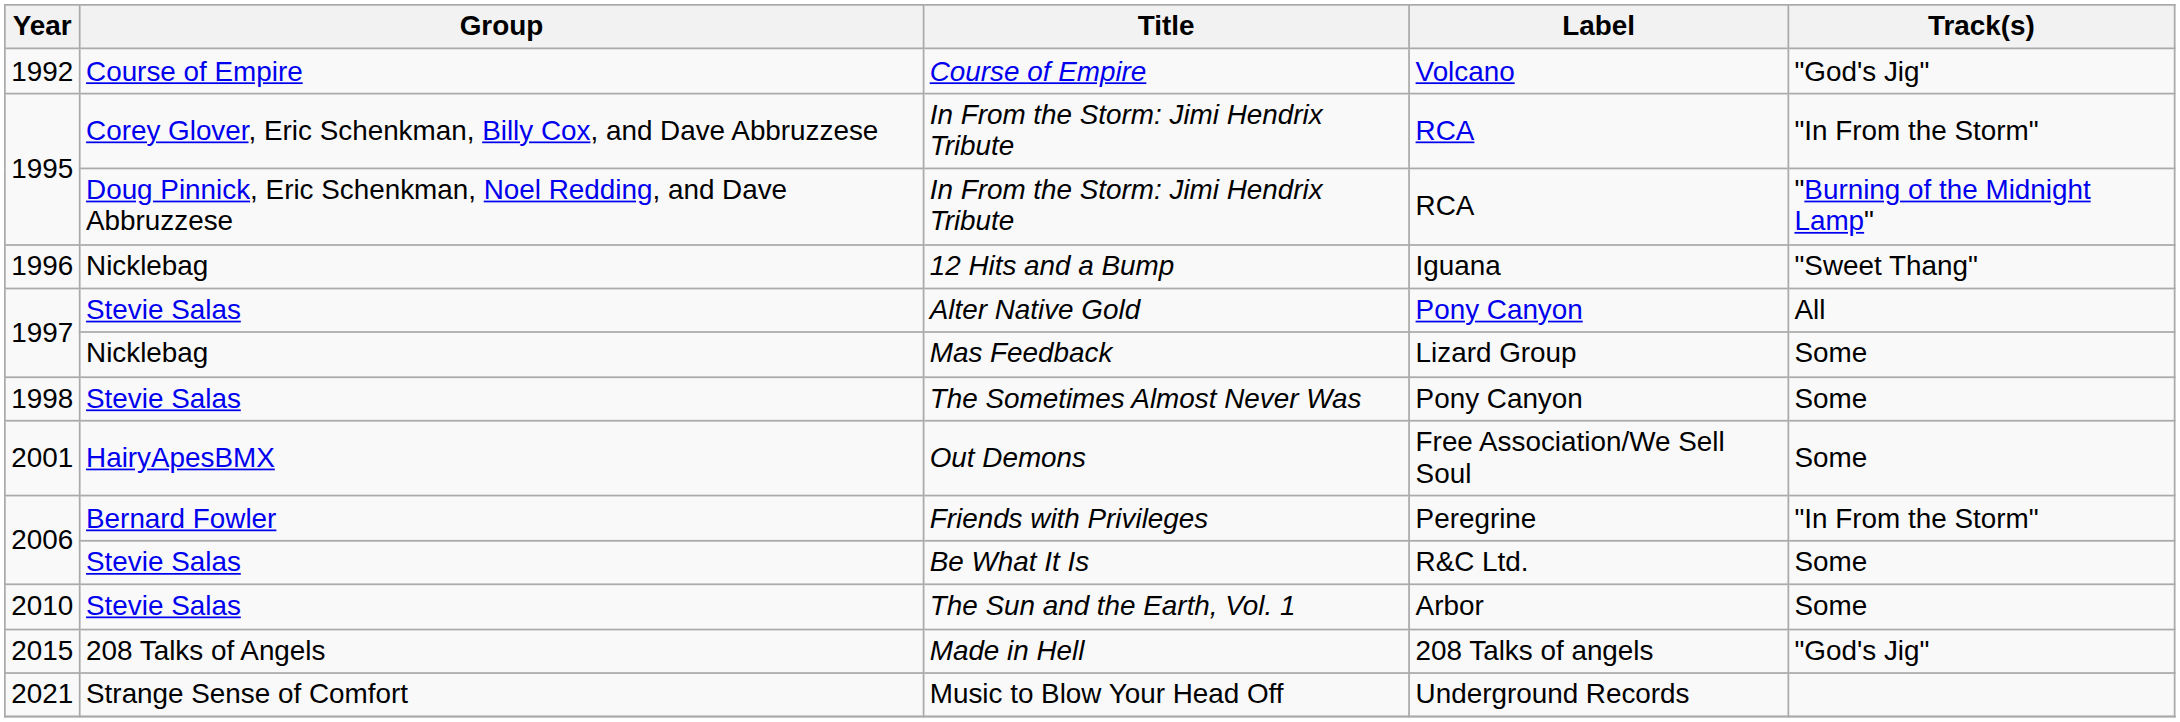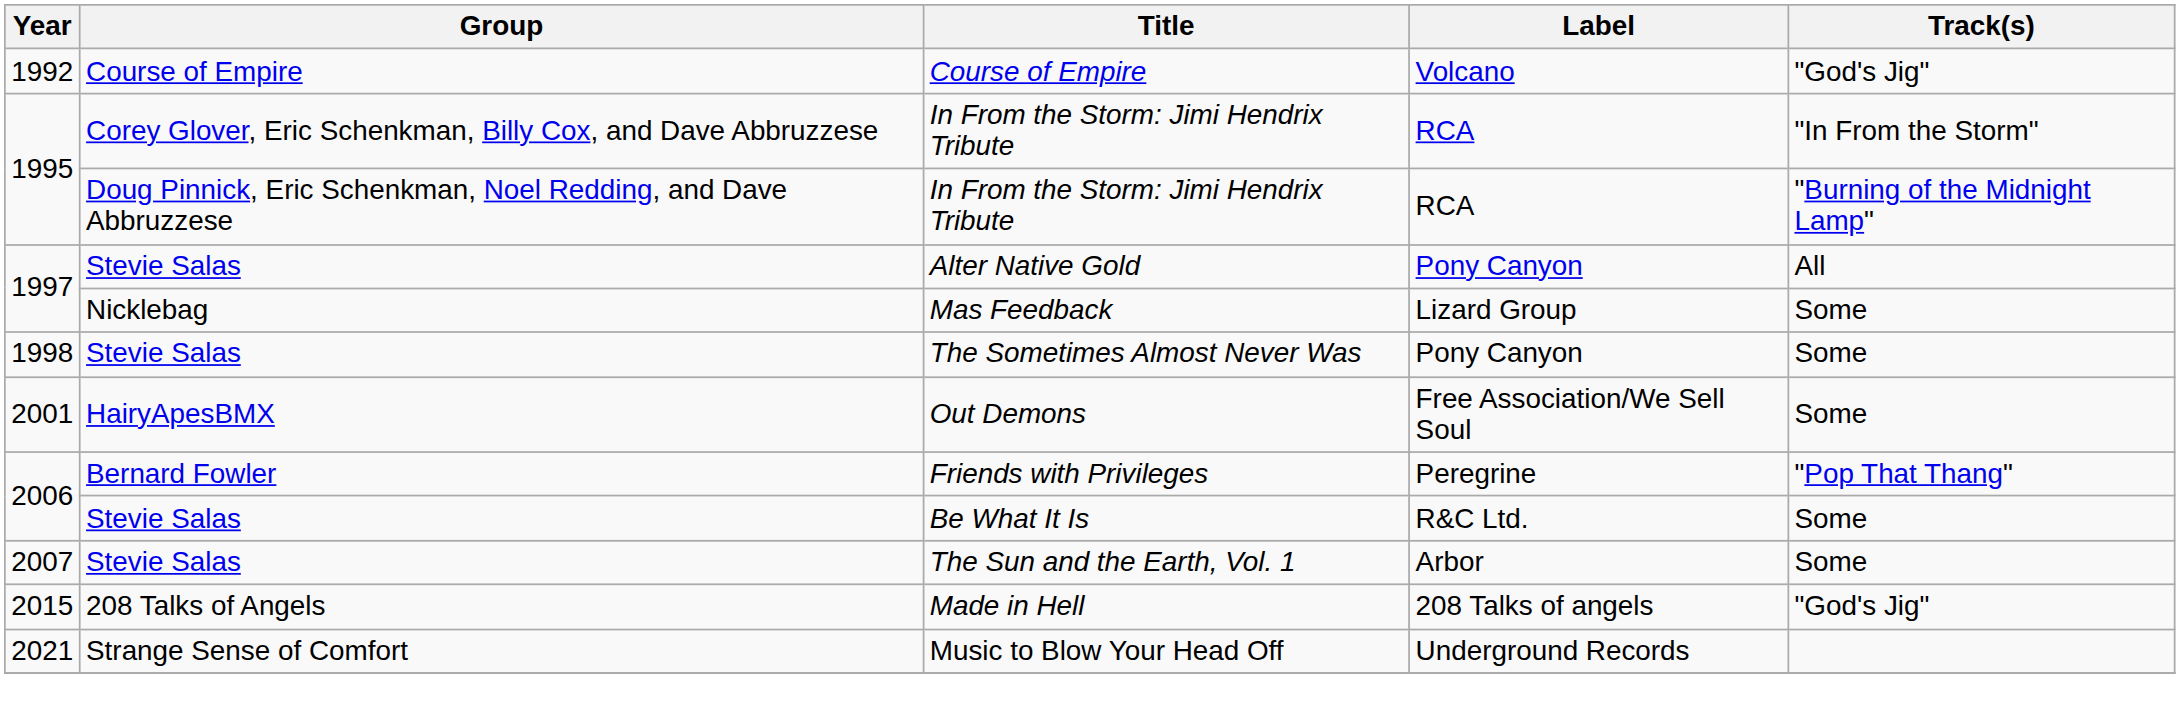- row: (147, 265)
(1917, 517) "In From the Storm" -> (1904, 473) "Pop That Thang"
(42, 606) 2010 -> (42, 562) 2007
